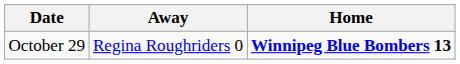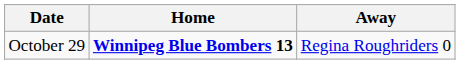columns swapped: (168, 18) <-> (351, 18)
